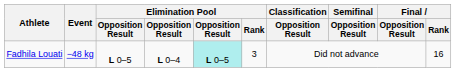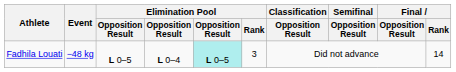(438, 55) 16 -> (438, 55) 14
